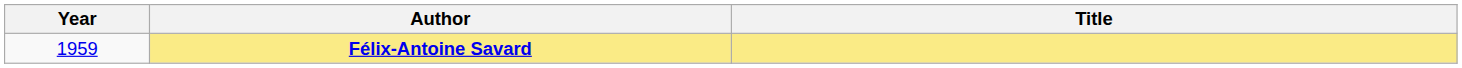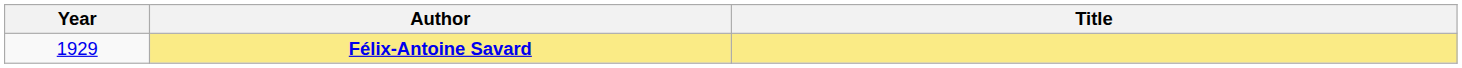(77, 48) 1959 -> (77, 48) 1929
